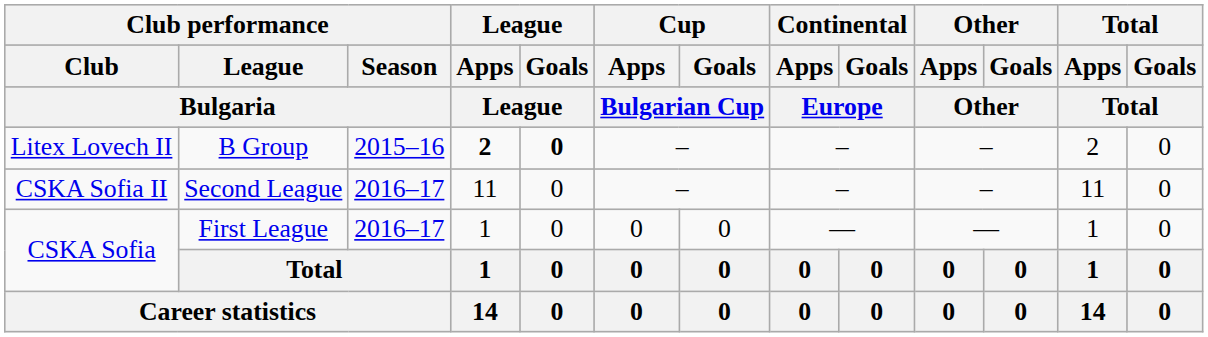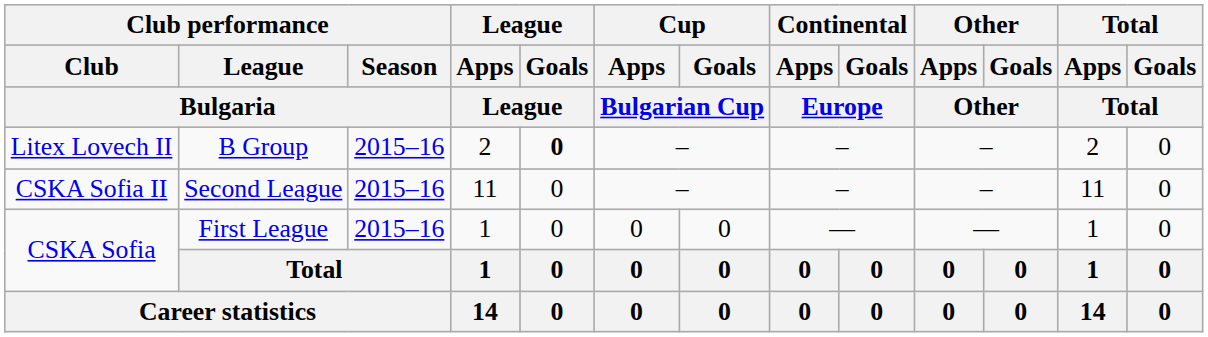(485, 147) bold -> (485, 147) normal
(399, 188) 2016–17 -> (399, 188) 2015–16
(399, 229) 2016–17 -> (399, 229) 2015–16
